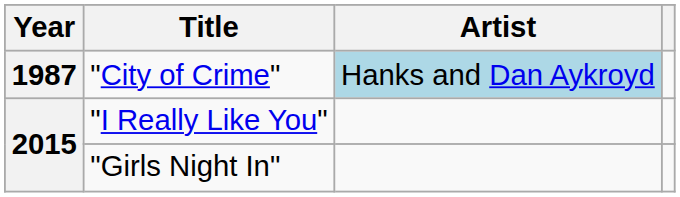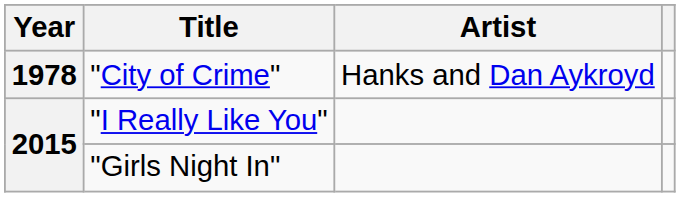(44, 74) 1987 -> (44, 74) 1978
(498, 74) lightblue background -> (498, 74) no background
